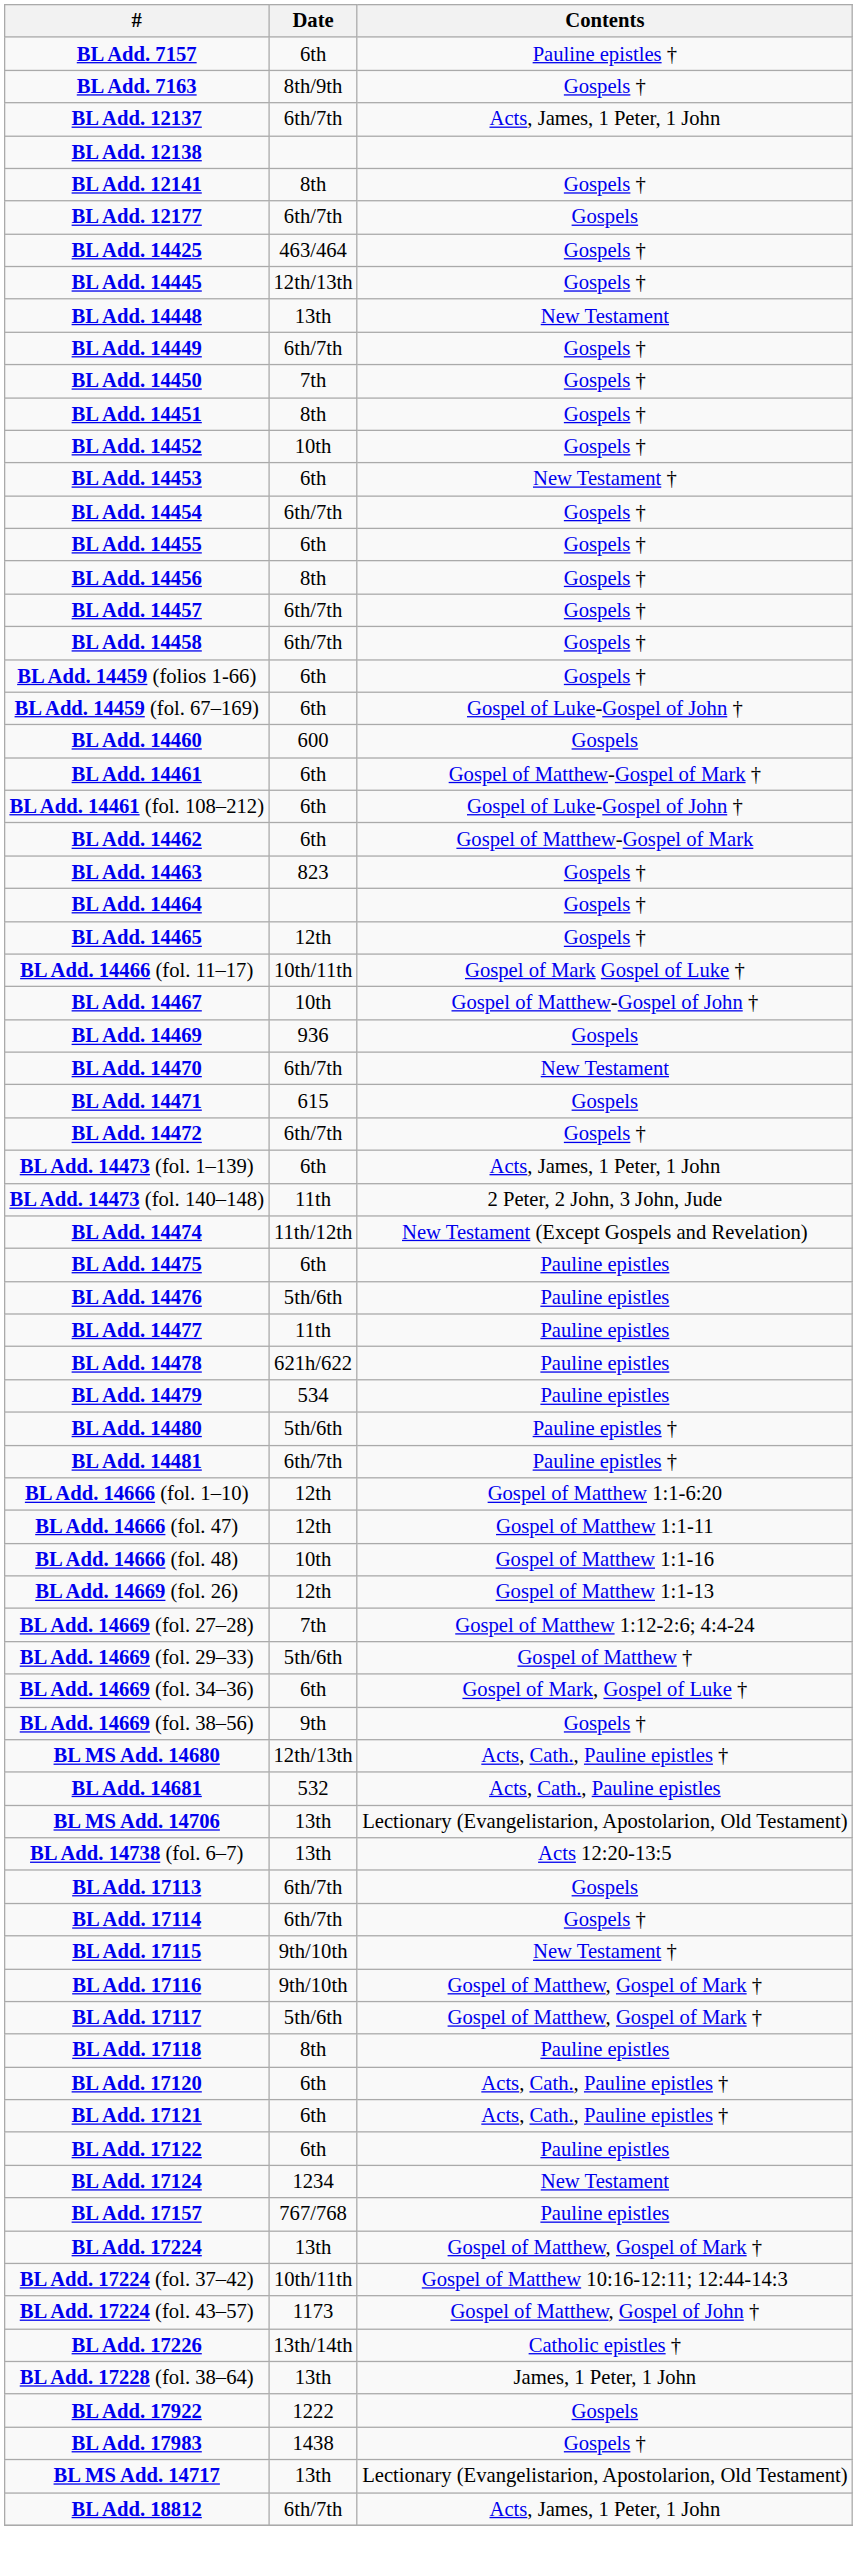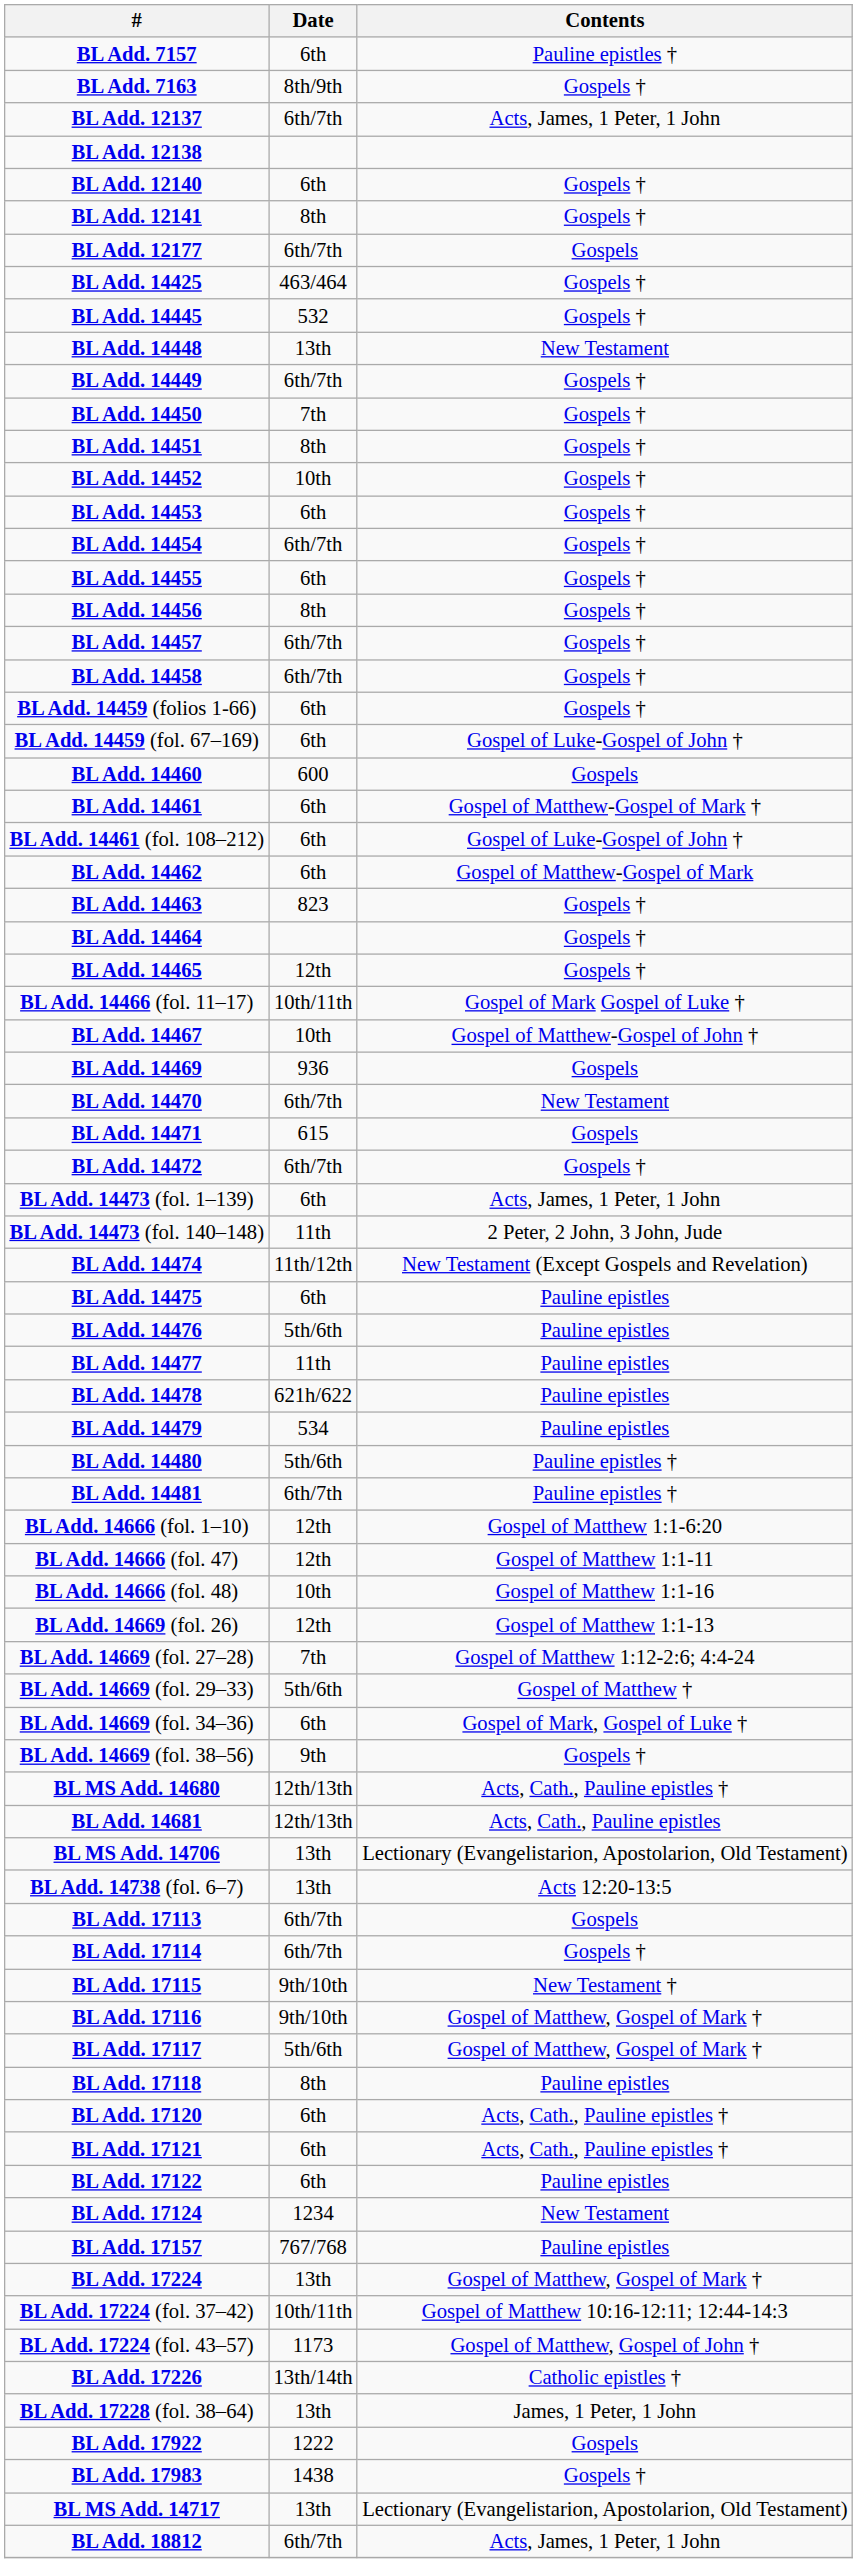+ row: (137, 184)
(313, 282) 12th/13th -> (313, 315) 532
(605, 479) New Testament † -> (605, 511) Gospels †
(313, 1788) 532 -> (313, 1821) 12th/13th
